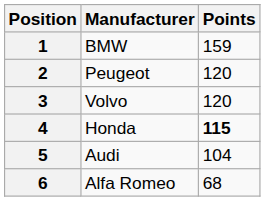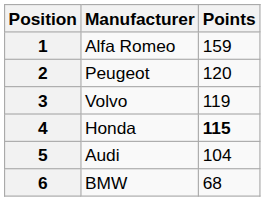(106, 46) BMW -> (130, 46) Alfa Romeo
(217, 101) 120 -> (216, 101) 119
(130, 183) Alfa Romeo -> (106, 183) BMW
